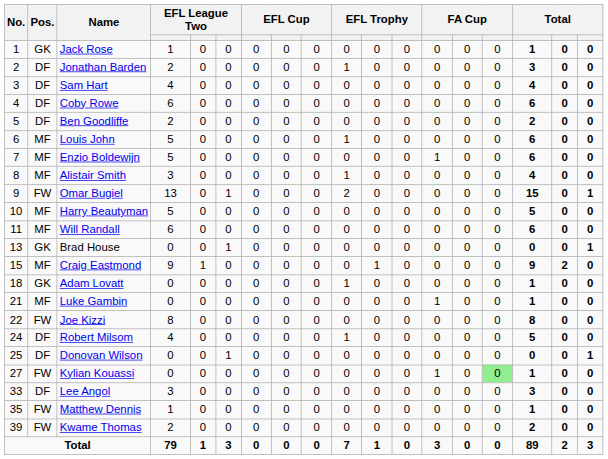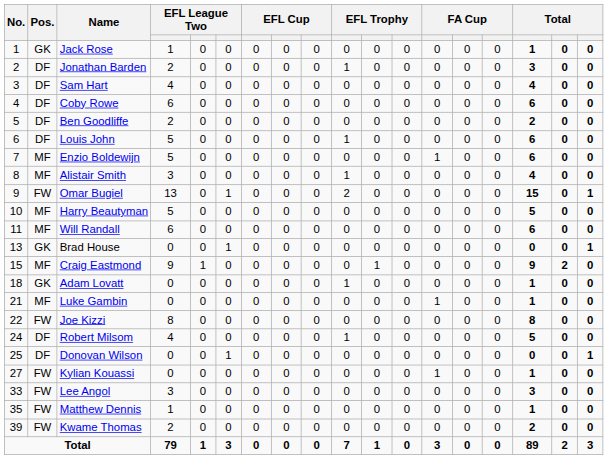(43, 139) MF -> (43, 139) DF
(497, 373) lightgreen background -> (497, 373) no background
(43, 391) DF -> (43, 391) FW
